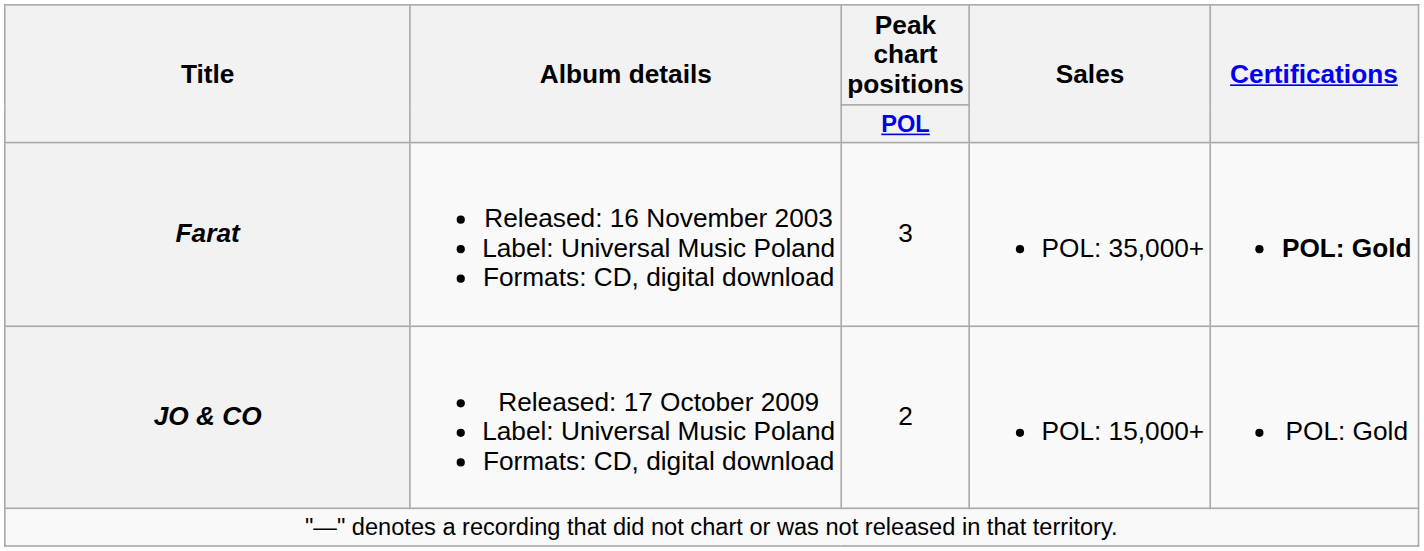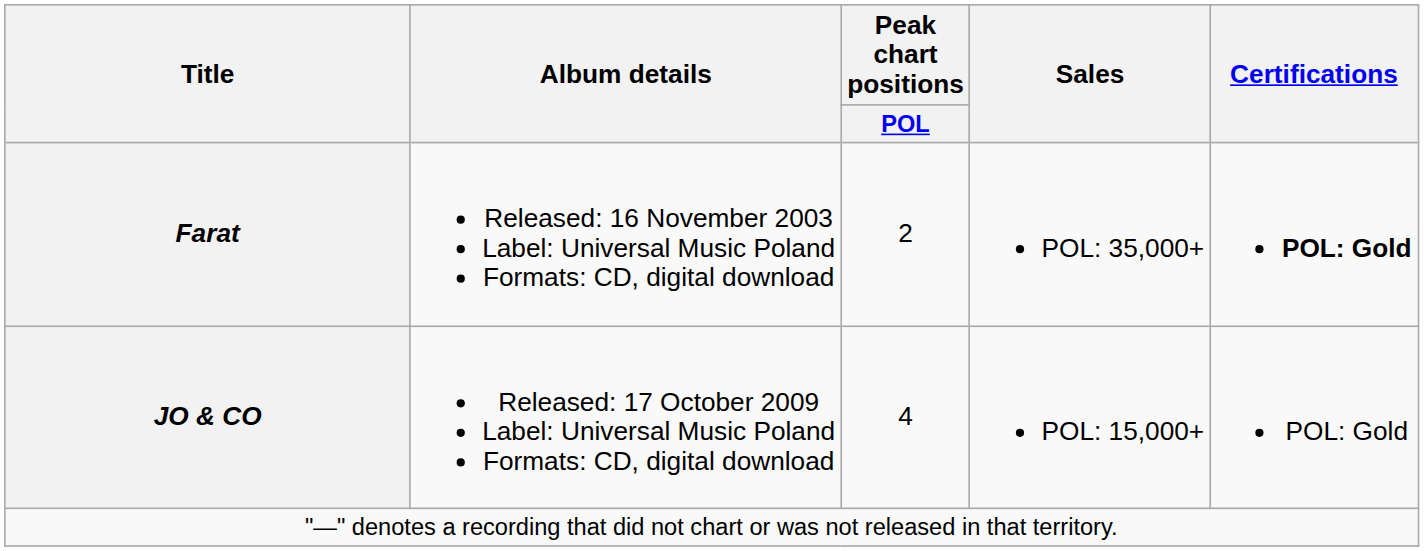(906, 233) 3 -> (906, 233) 2
(906, 416) 2 -> (906, 416) 4
